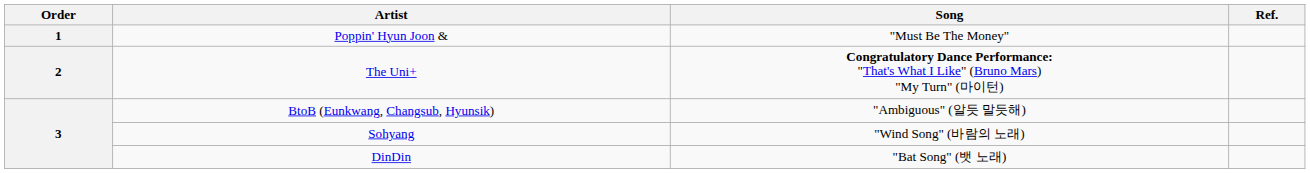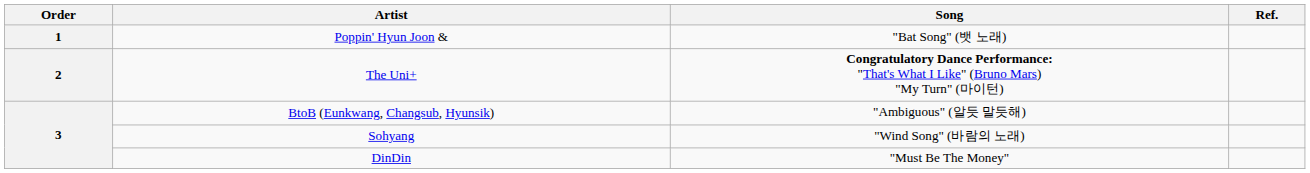(949, 35) "Must Be The Money" -> (949, 36) "Bat Song" (뱃 노래)
(949, 156) "Bat Song" (뱃 노래) -> (949, 158) "Must Be The Money"
